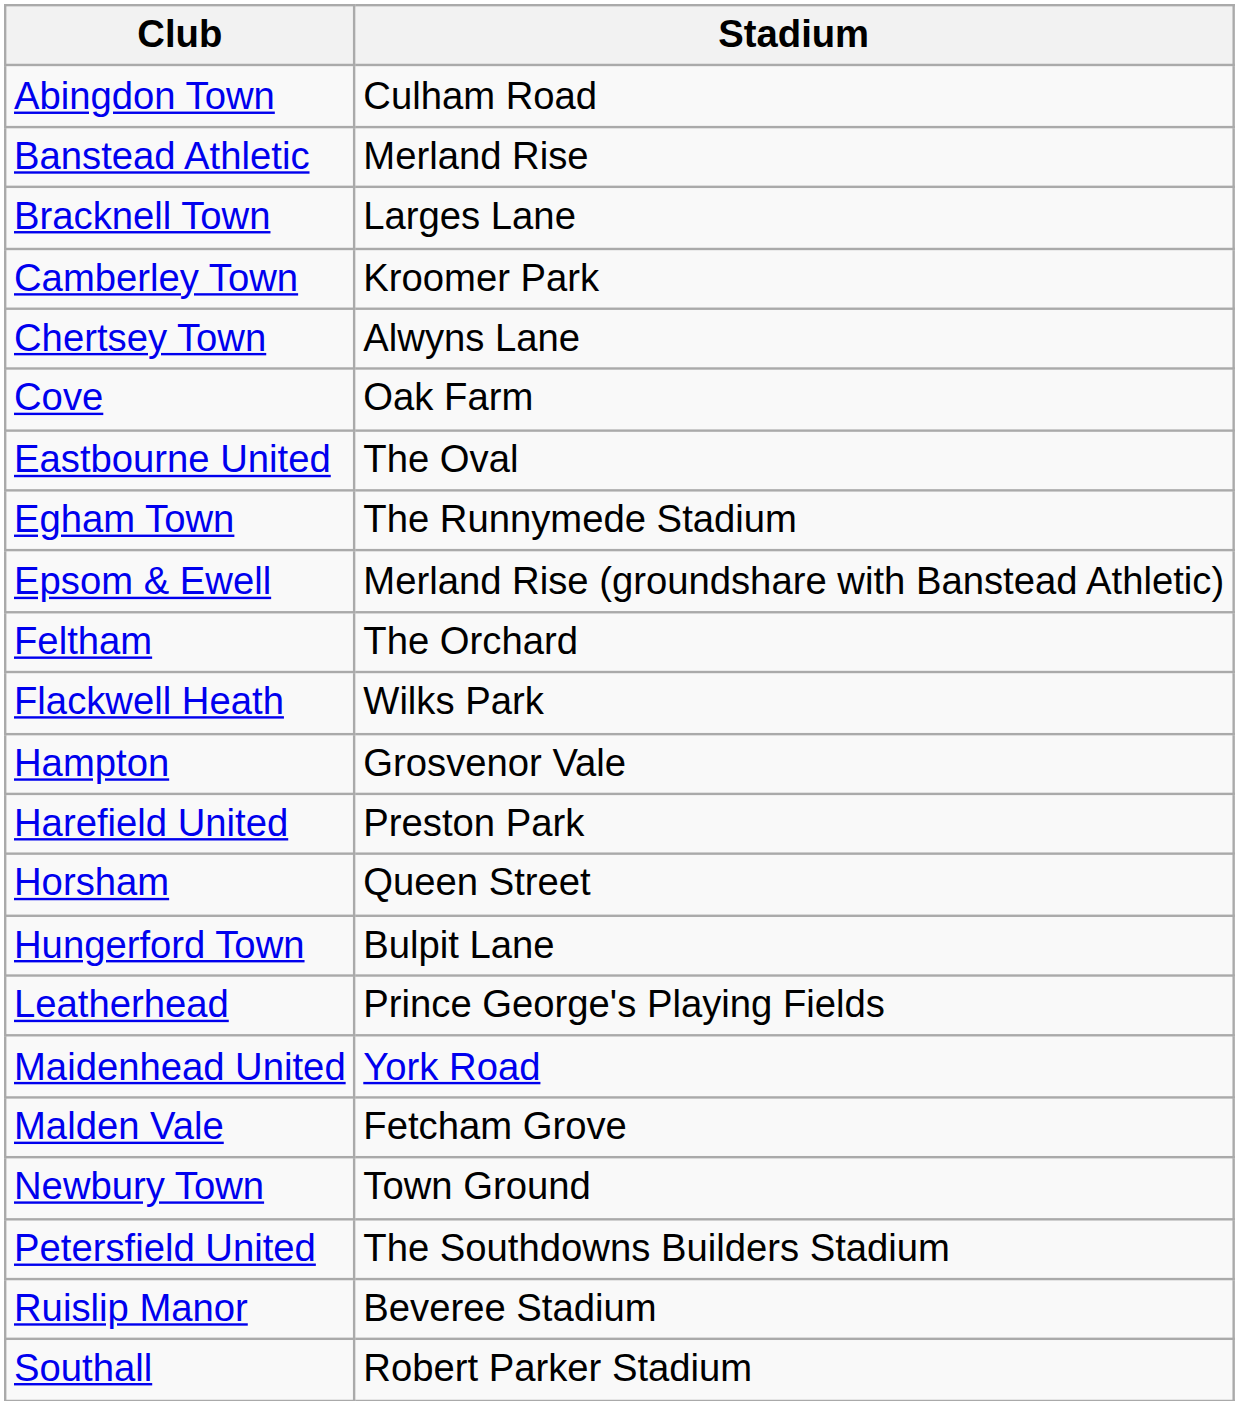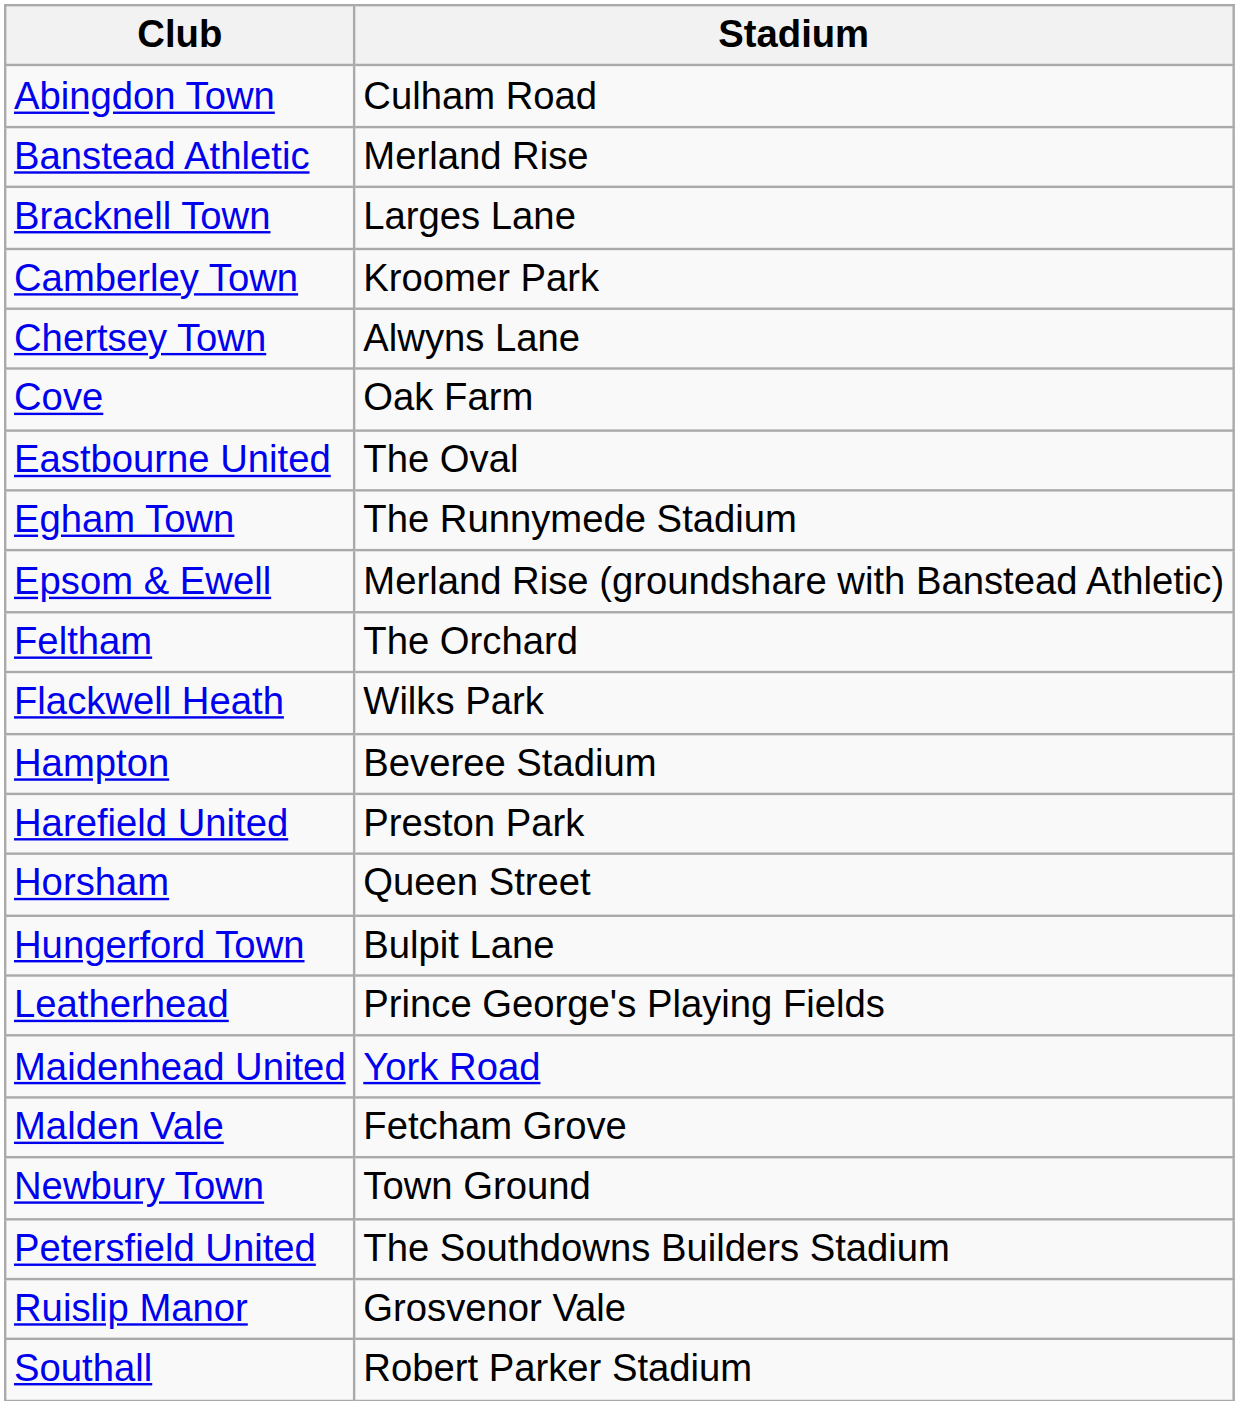(495, 762) Grosvenor Vale -> (510, 762) Beveree Stadium
(510, 1308) Beveree Stadium -> (495, 1308) Grosvenor Vale
